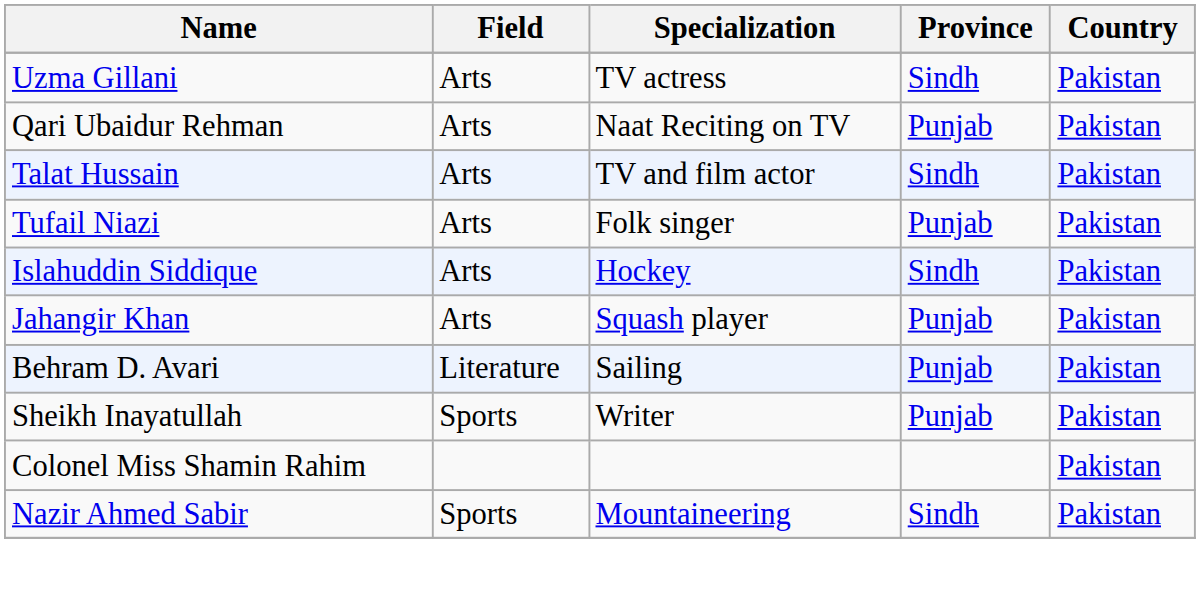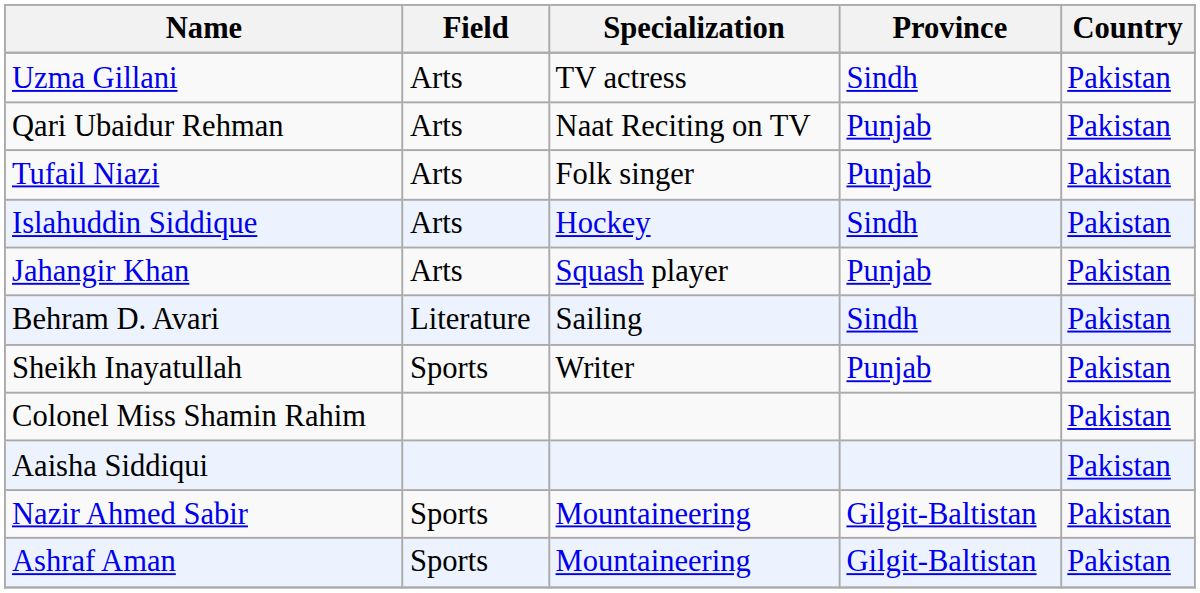- row: (95, 174)
(950, 367) Punjab -> (882, 319) Sindh
+ row: (110, 464)
(943, 513) Sindh -> (942, 513) Gilgit-Baltistan
+ row: (94, 561)
